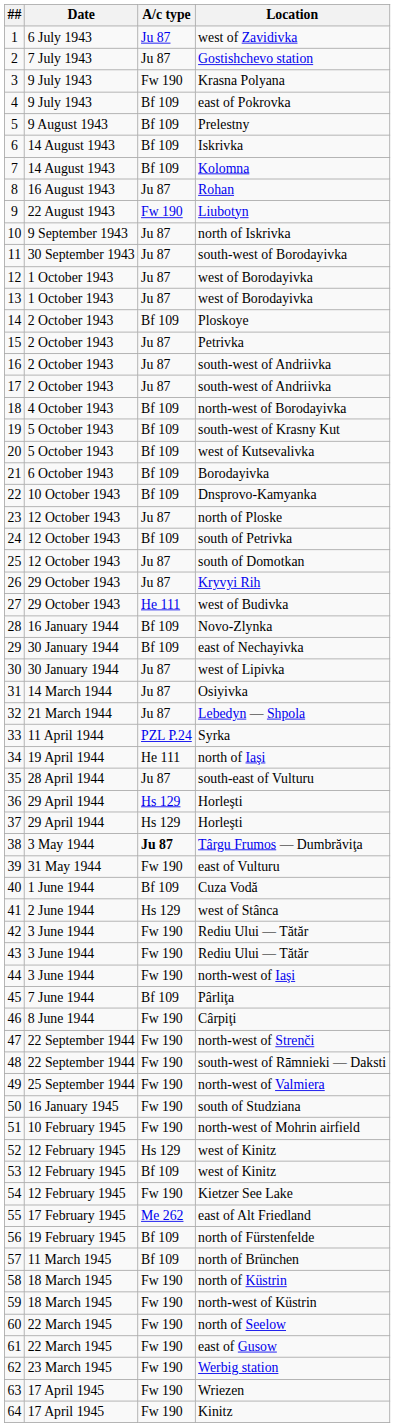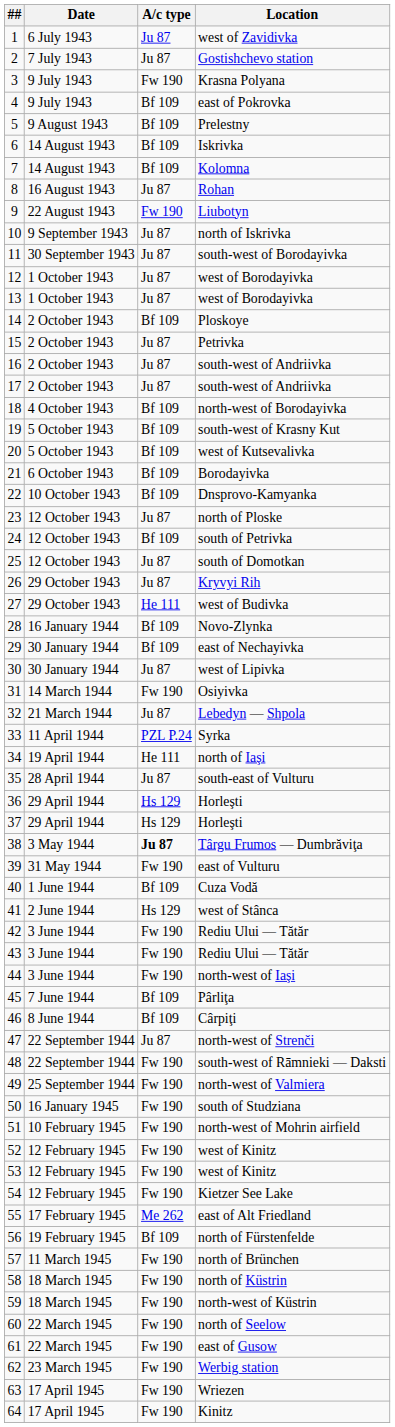(156, 691) Ju 87 -> (162, 691) Fw 190
(162, 1019) Fw 190 -> (160, 1019) Bf 109
(162, 1041) Fw 190 -> (156, 1041) Ju 87
(161, 1150) Hs 129 -> (162, 1150) Fw 190
(160, 1172) Bf 109 -> (162, 1172) Fw 190
(160, 1259) Bf 109 -> (162, 1259) Fw 190
